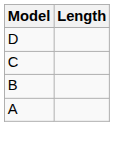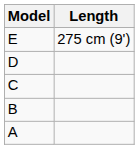+ row: (13, 39)
